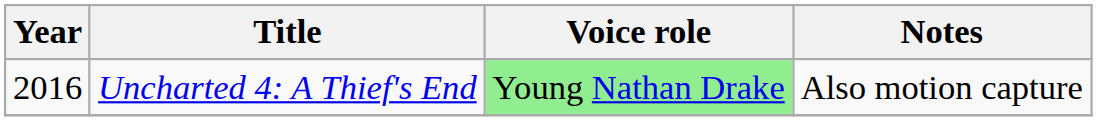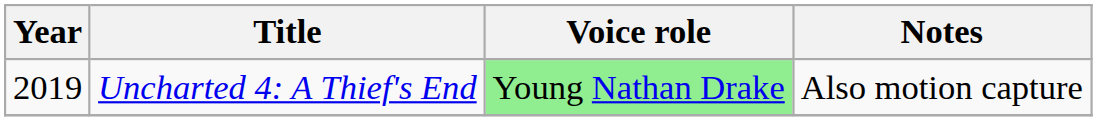(48, 86) 2016 -> (48, 86) 2019
